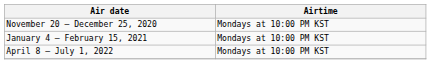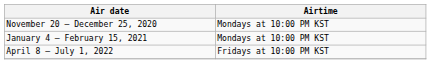(273, 52) Mondays at 10:00 PM KST -> (273, 52) Fridays at 10:00 PM KST
